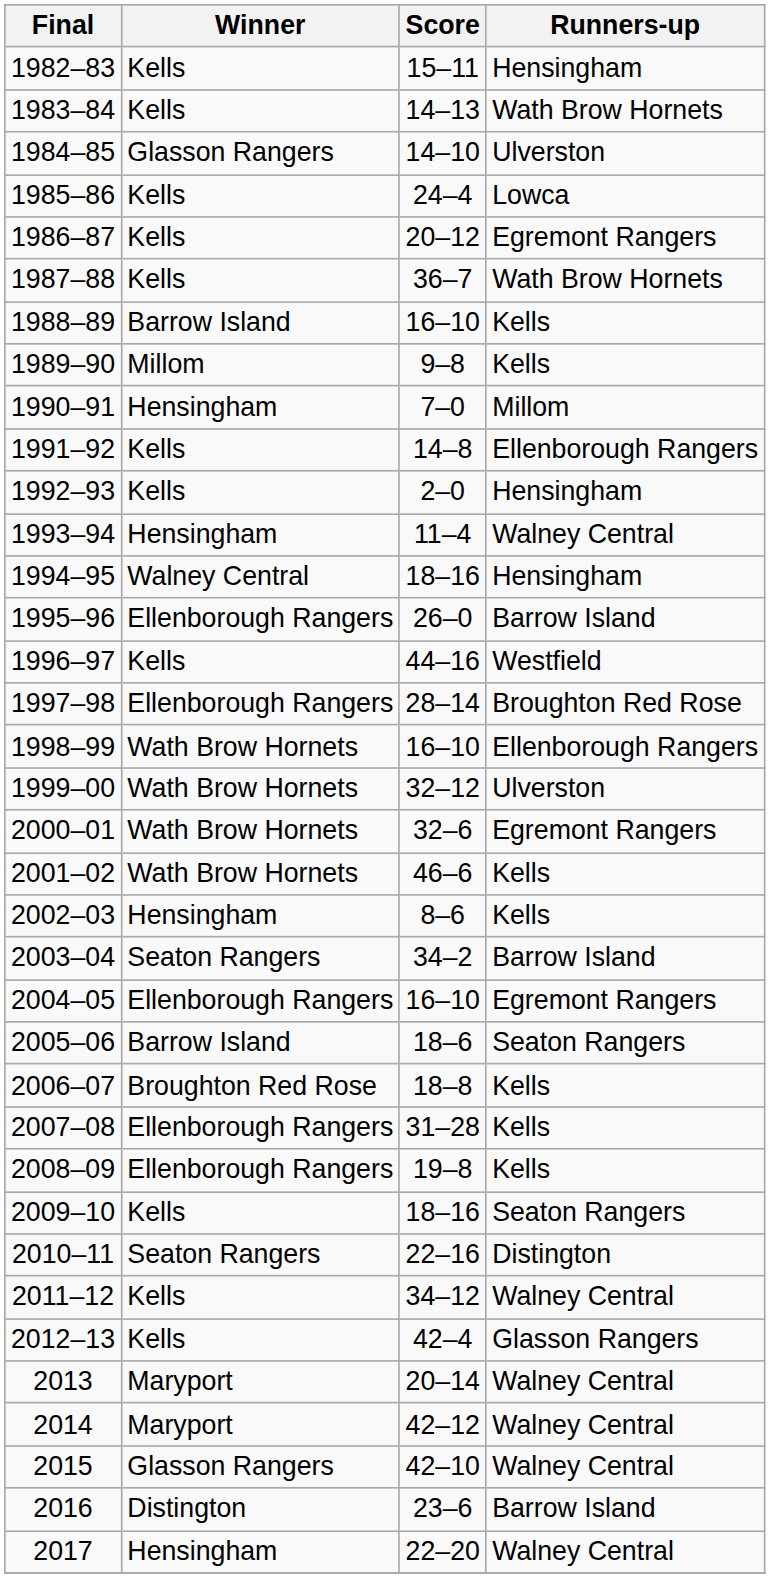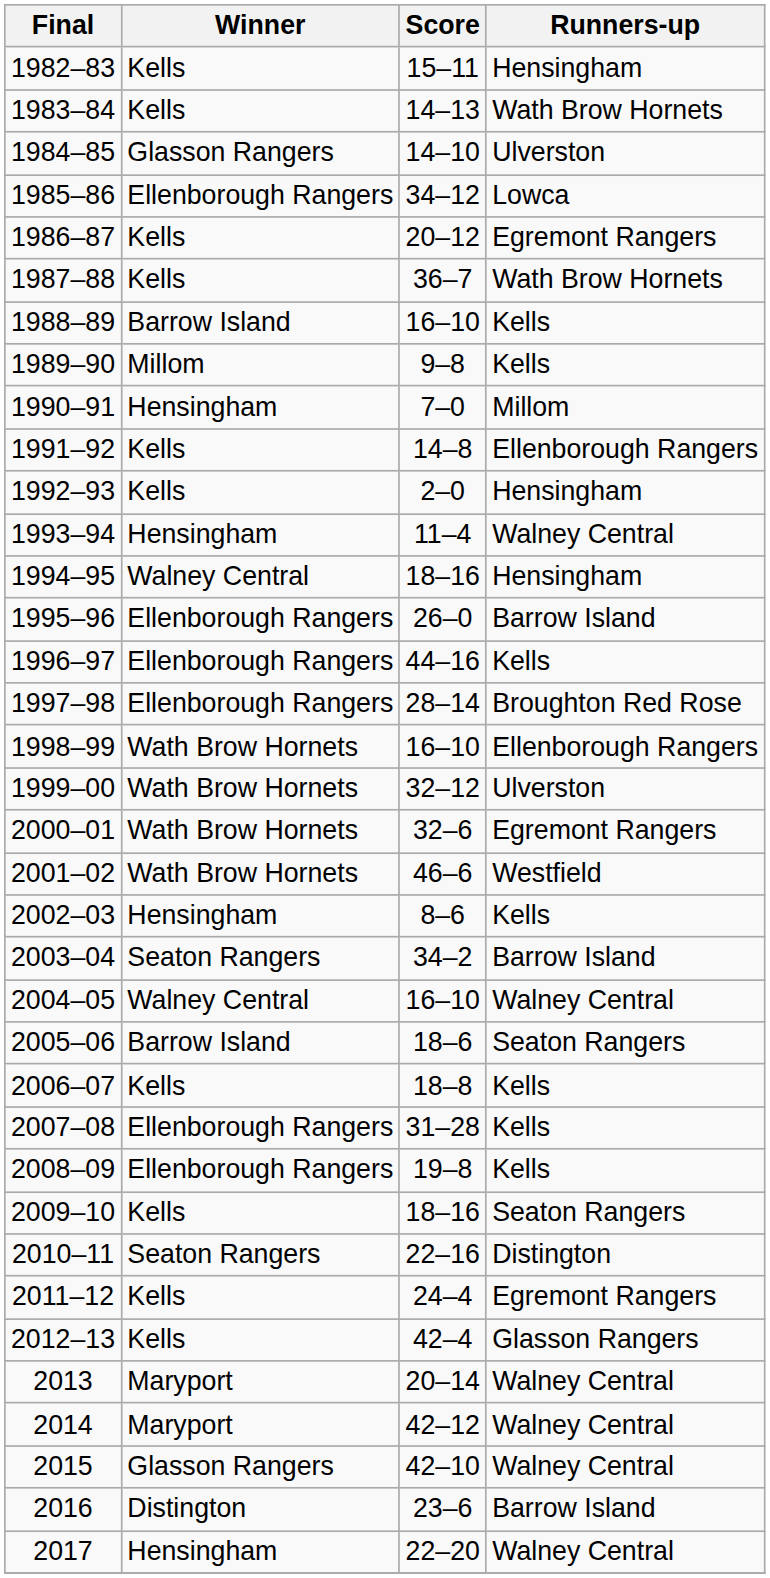(156, 195) Kells -> (260, 195) Ellenborough Rangers
(443, 195) 24–4 -> (443, 195) 34–12
(156, 661) Kells -> (260, 661) Ellenborough Rangers
(547, 661) Westfield -> (521, 661) Kells
(521, 873) Kells -> (547, 873) Westfield
(260, 1000) Ellenborough Rangers -> (218, 1000) Walney Central
(604, 1000) Egremont Rangers -> (583, 1000) Walney Central
(252, 1085) Broughton Red Rose -> (156, 1085) Kells
(443, 1296) 34–12 -> (443, 1296) 24–4
(583, 1296) Walney Central -> (604, 1296) Egremont Rangers
